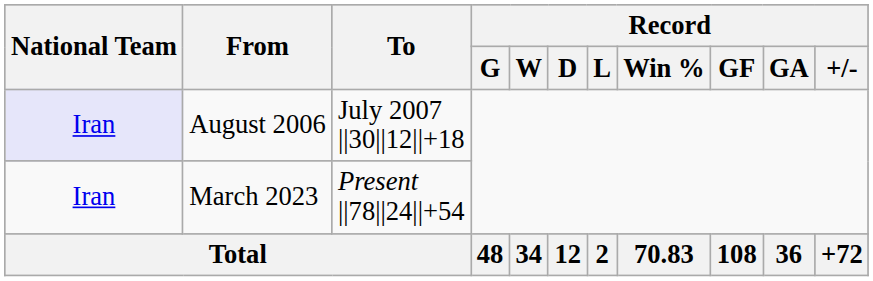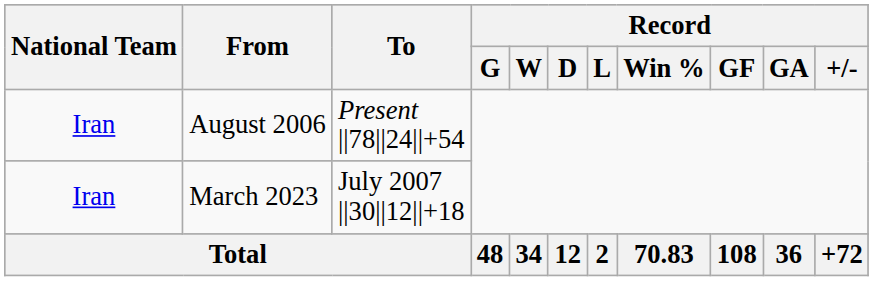(94, 124) lavender background -> (94, 124) no background
(401, 124) July 2007 ||30||12||+18 -> (401, 124) Present ||78||24||+54
(401, 196) Present ||78||24||+54 -> (401, 196) July 2007 ||30||12||+18
